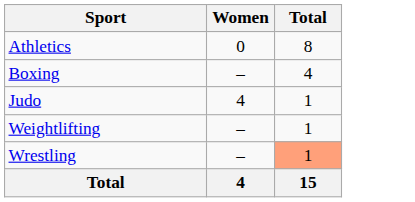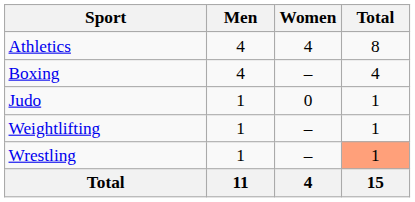+ column: (241, 18)
(241, 45) 0 -> (308, 45) 4
(241, 100) 4 -> (308, 100) 0
